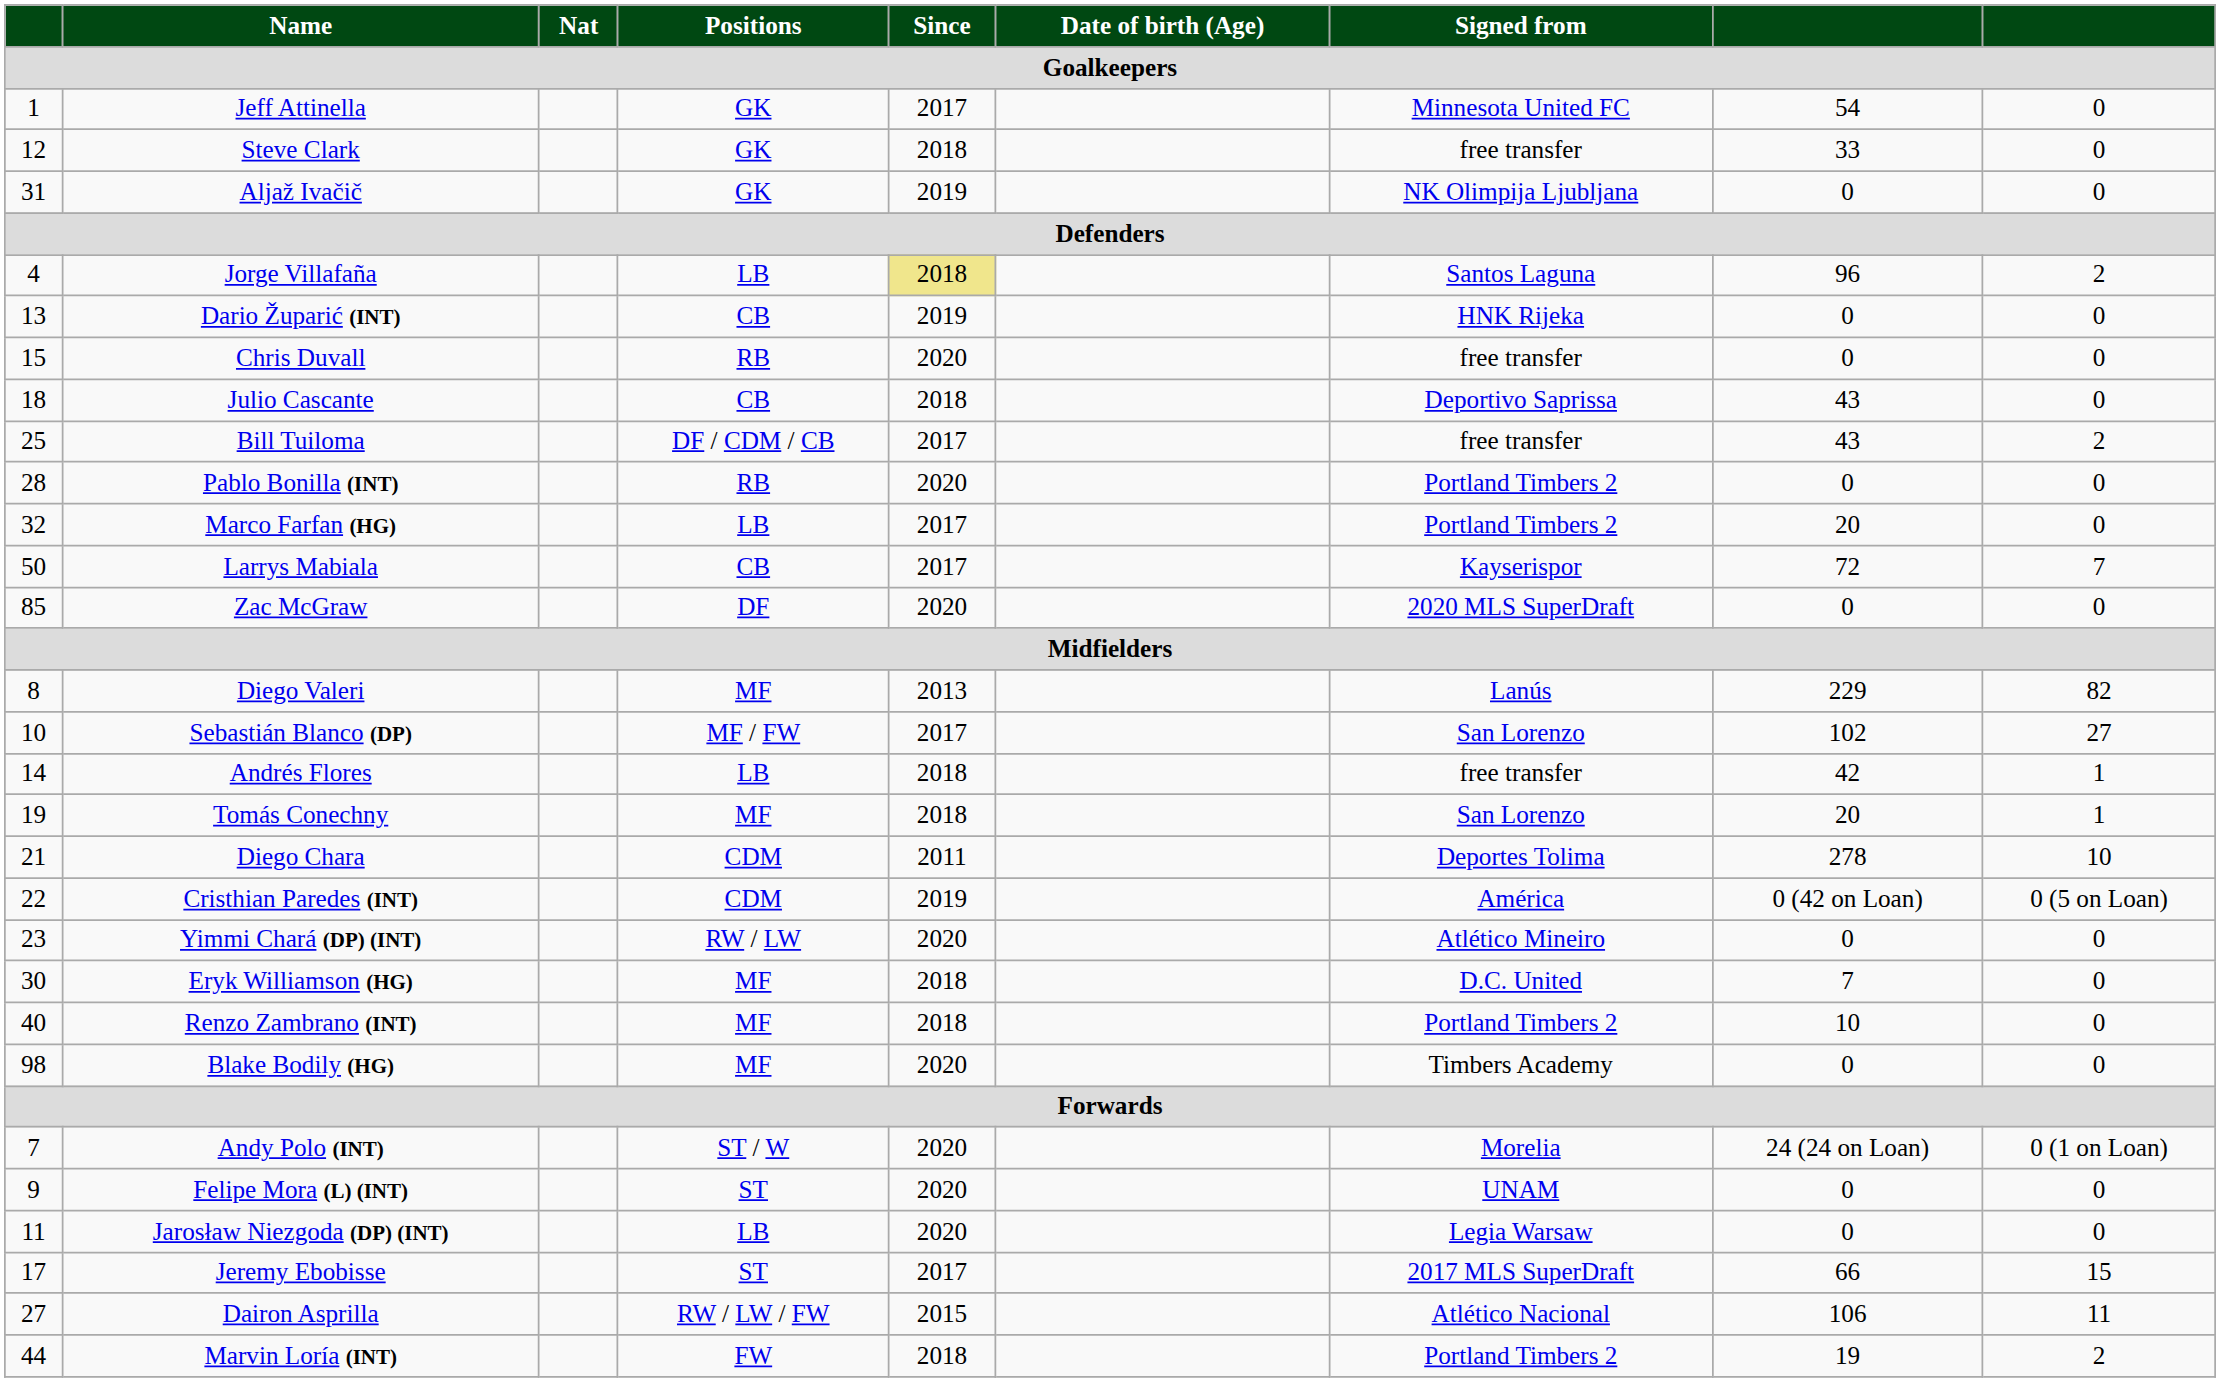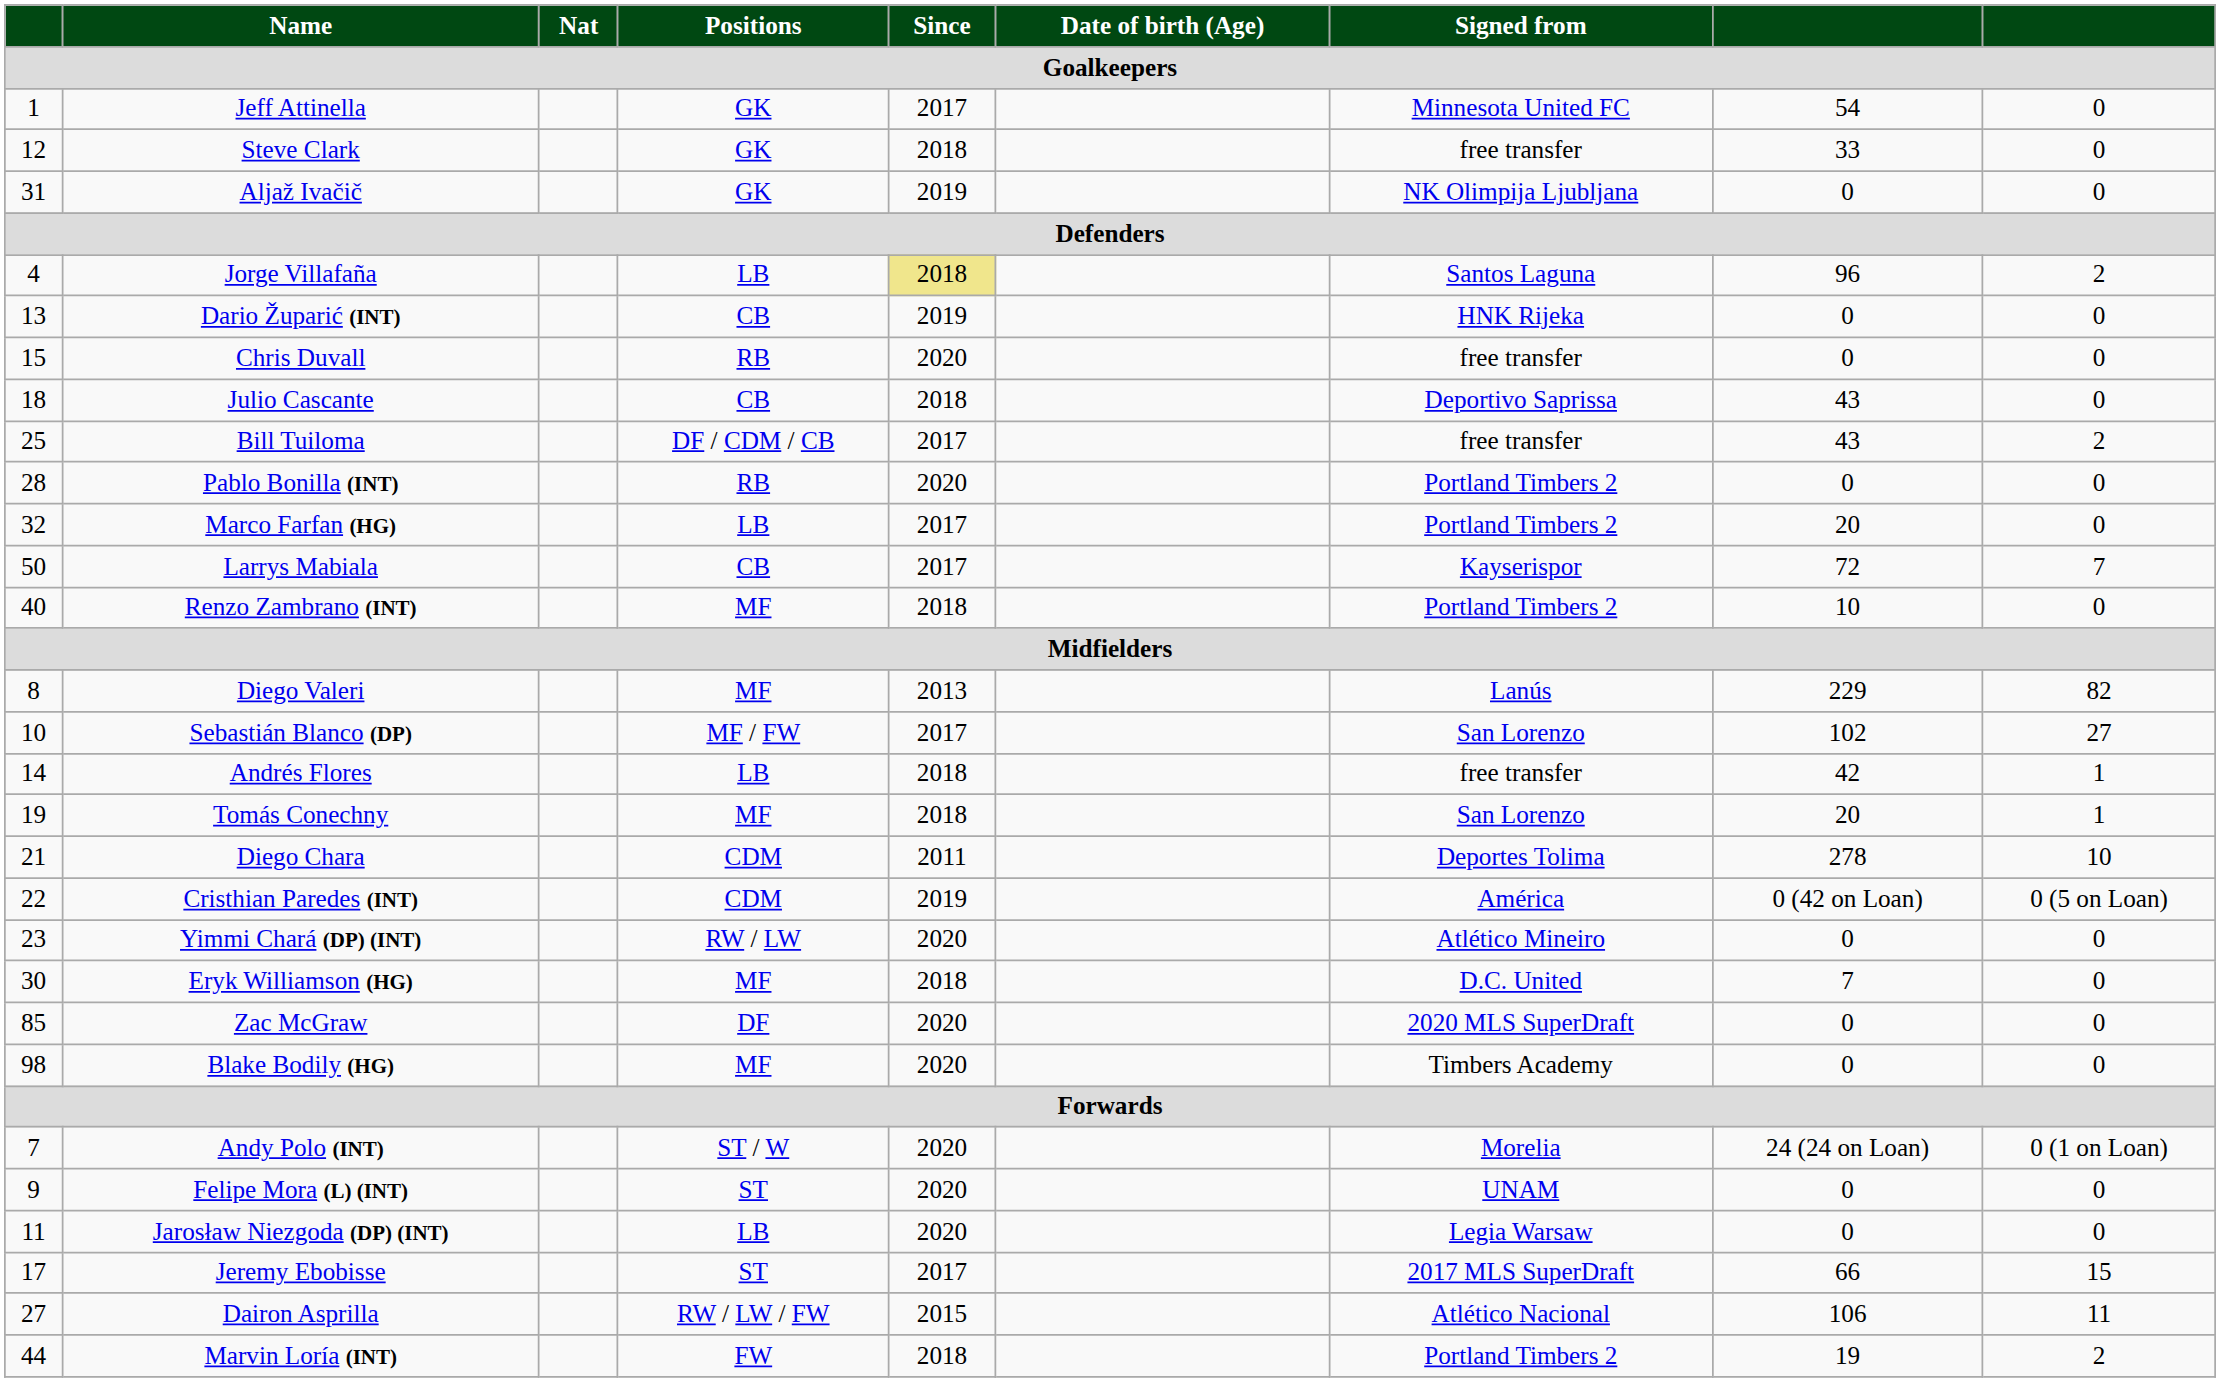rows swapped: (301, 607) <-> (301, 1023)
